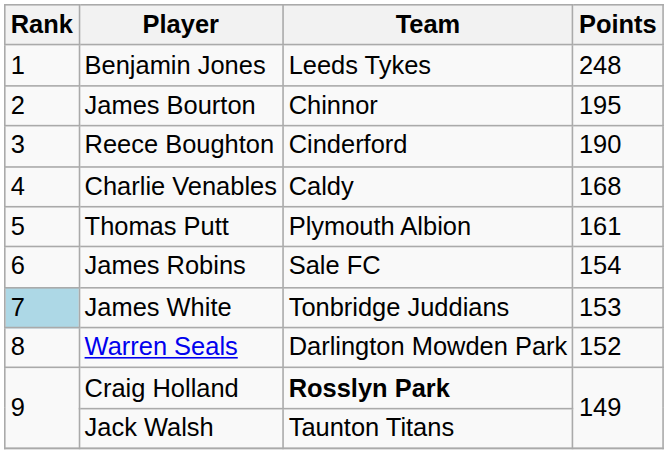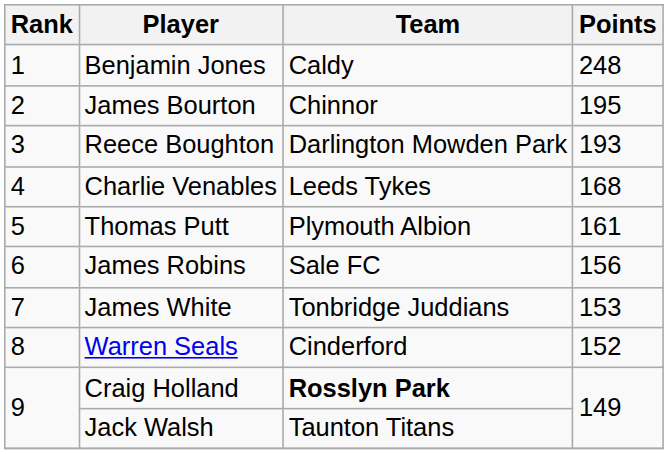(360, 65) Leeds Tykes -> (321, 65) Caldy
(348, 145) Cinderford -> (428, 145) Darlington Mowden Park
(600, 145) 190 -> (600, 145) 193
(321, 186) Caldy -> (360, 186) Leeds Tykes
(600, 266) 154 -> (600, 266) 156
(18, 307) lightblue background -> (18, 307) no background
(428, 347) Darlington Mowden Park -> (348, 347) Cinderford
